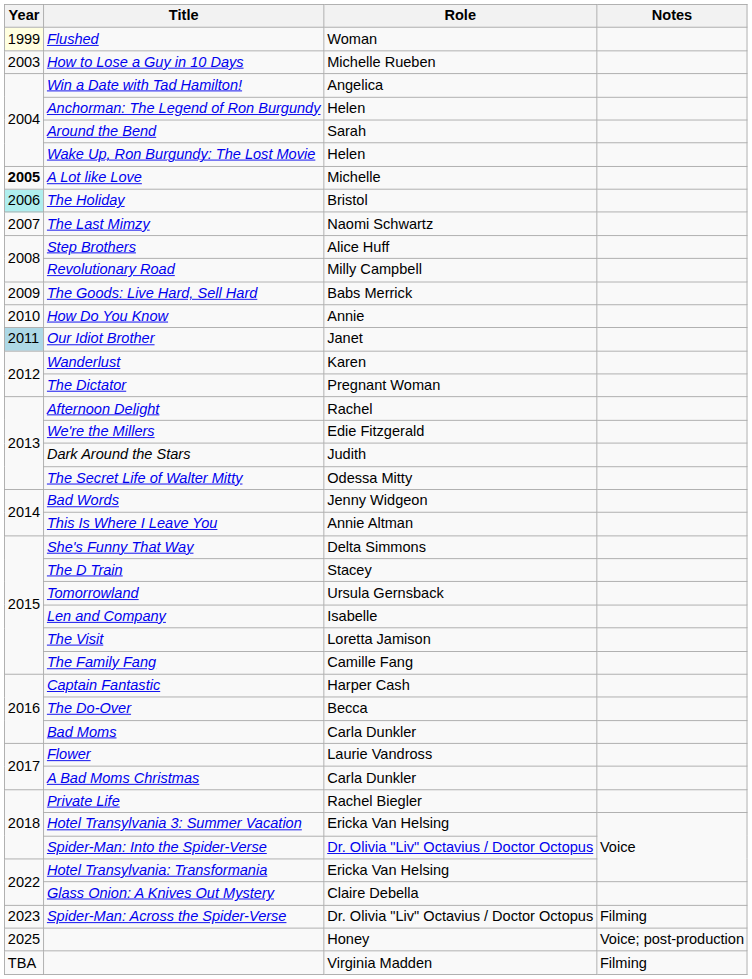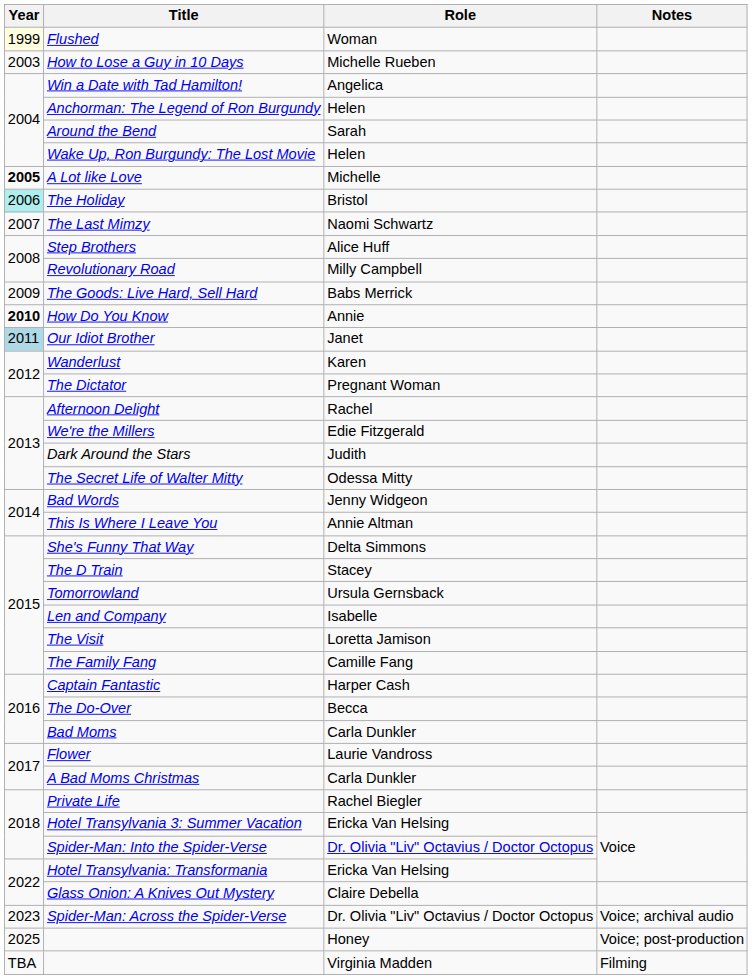(24, 316) normal -> (24, 316) bold
(623, 916) Filming -> (667, 916) Voice; archival audio
